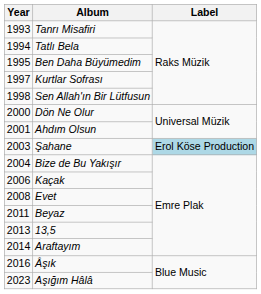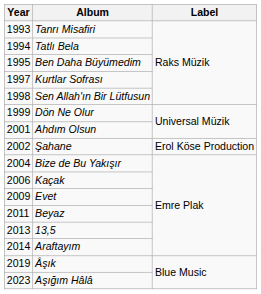(19, 113) 2000 -> (19, 113) 1999
(19, 146) 2003 -> (19, 146) 2002
(205, 146) lightblue background -> (205, 146) no background
(19, 197) 2008 -> (19, 197) 2009
(19, 264) 2016 -> (19, 264) 2019
